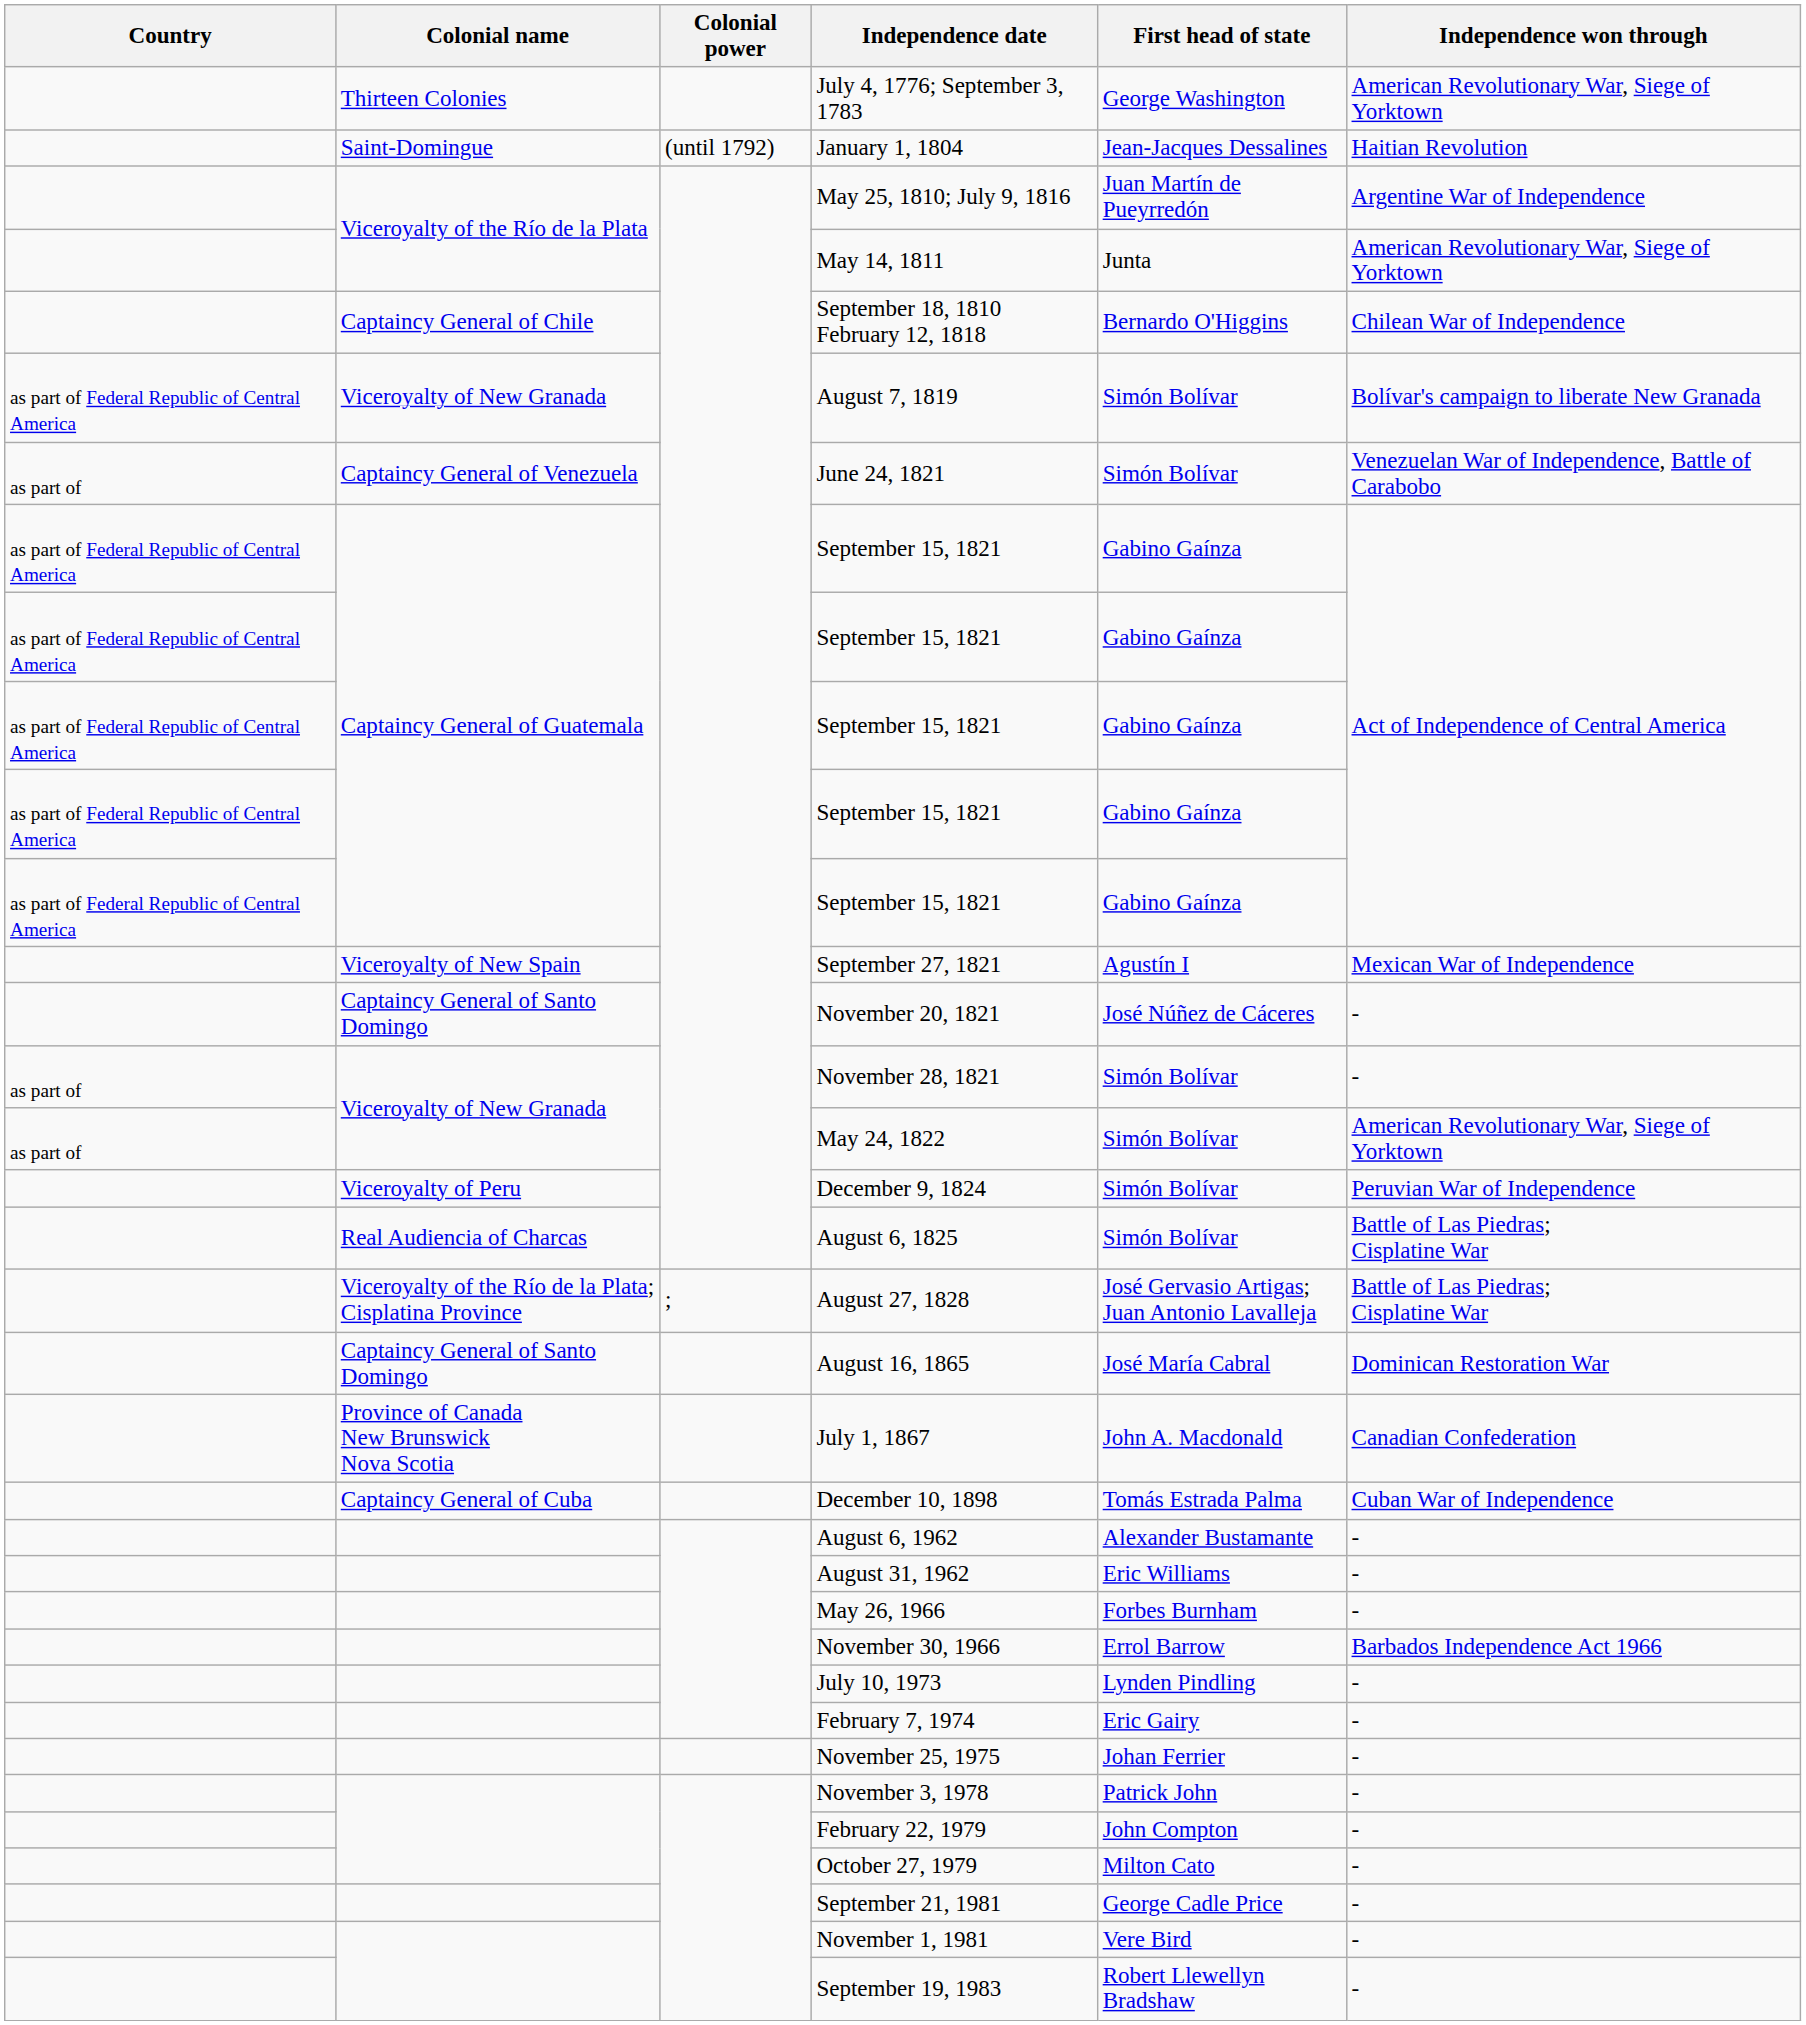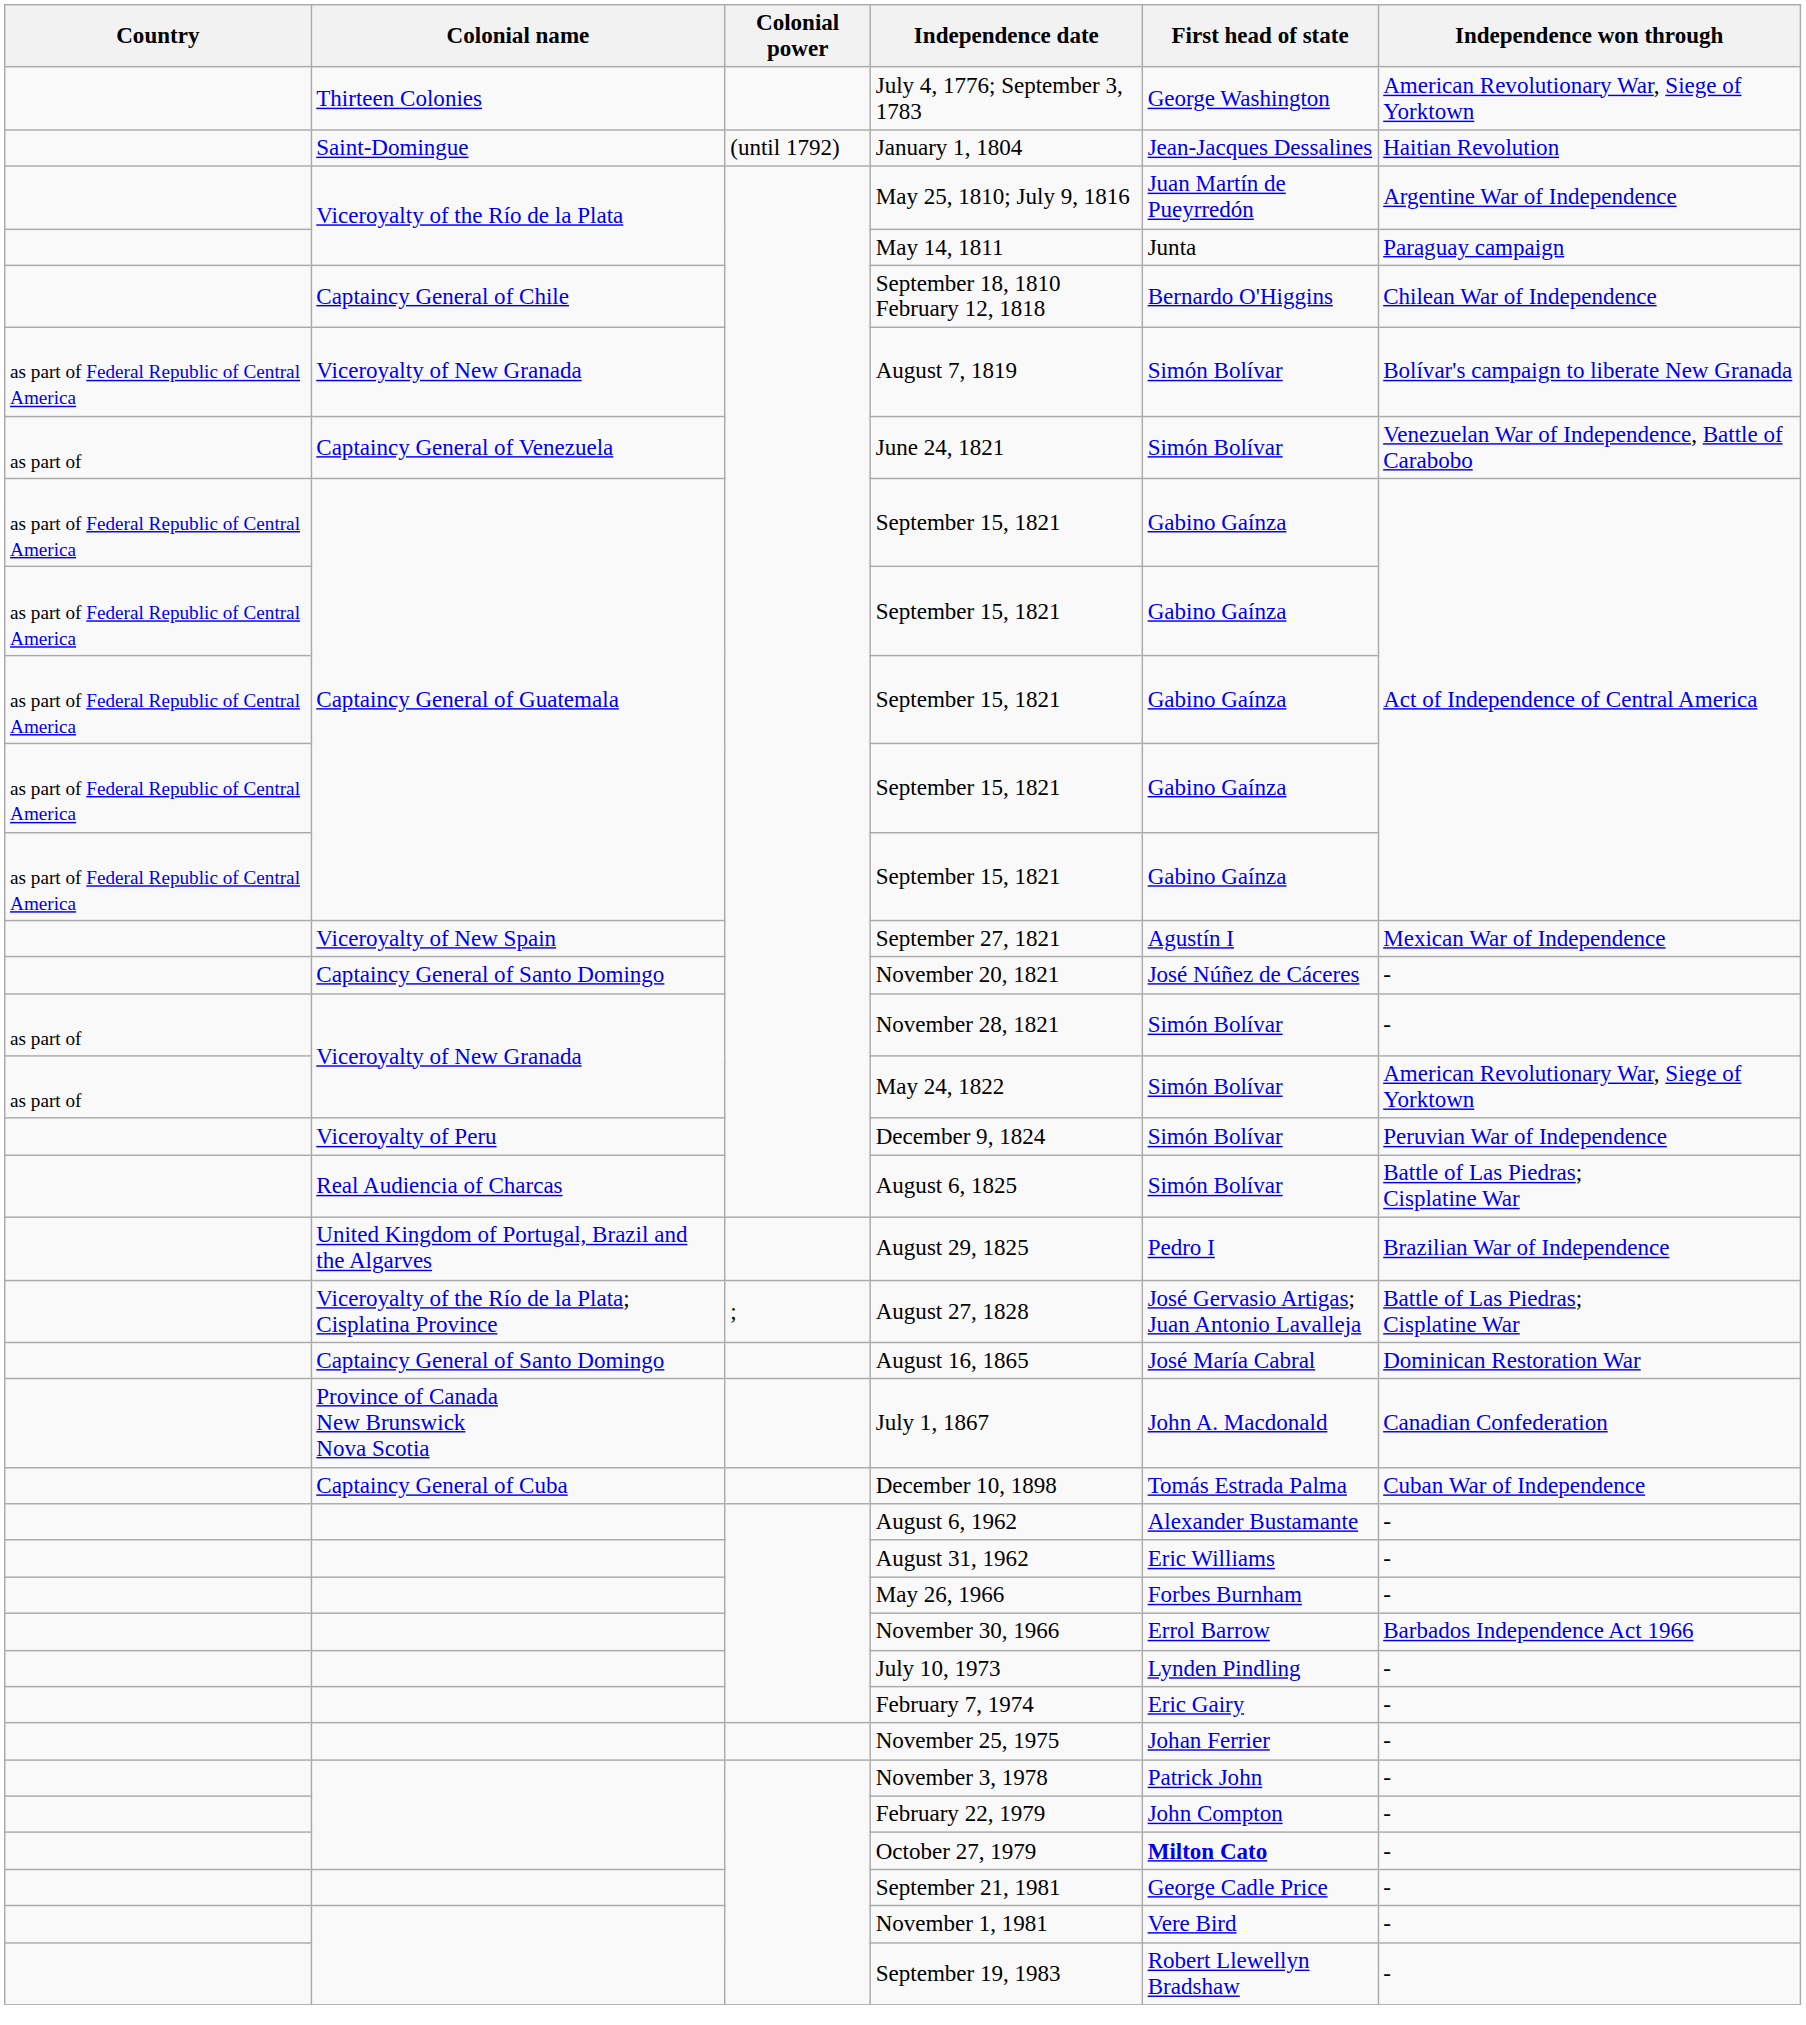(1531, 259) American Revolutionary War, Siege of Yorktown -> (1474, 246) Paraguay campaign
+ row: (502, 1248)
(1159, 1865) normal -> (1207, 1850) bold
